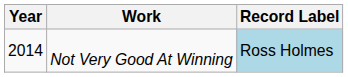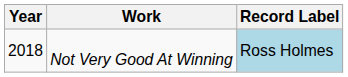(26, 50) 2014 -> (26, 50) 2018
